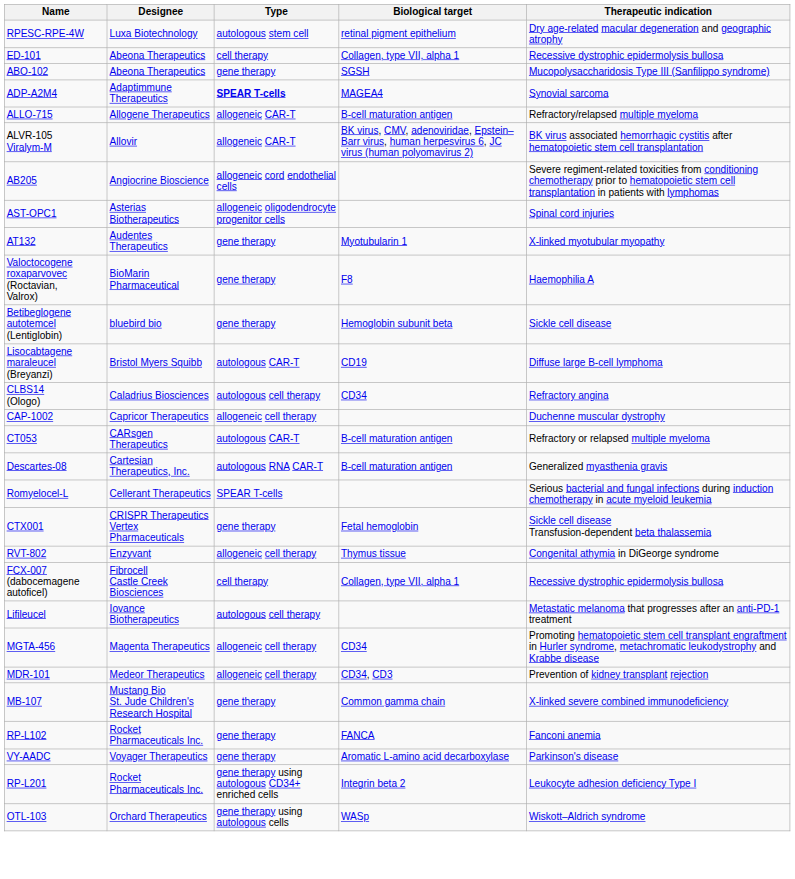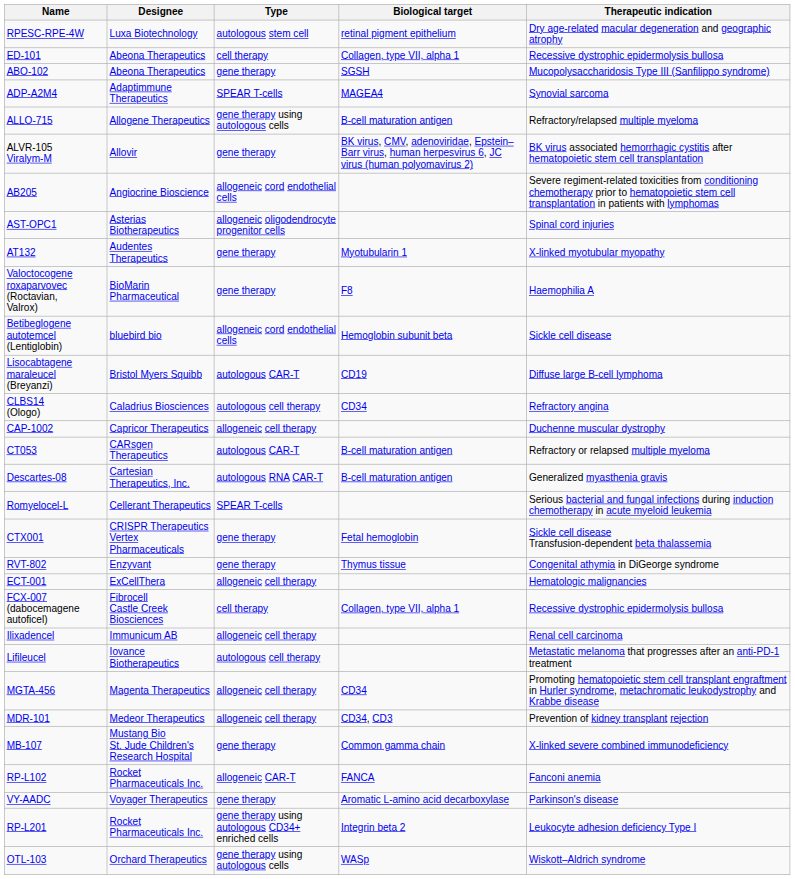(251, 93) bold -> (250, 93) normal
(256, 115) allogeneic CAR-T -> (259, 120) gene therapy using autologous cells
(256, 142) allogeneic CAR-T -> (246, 153) gene therapy
(246, 324) gene therapy -> (276, 335) allogeneic cord endothelial cells
(266, 554) allogeneic cell therapy -> (246, 565) gene therapy
+ row: (27, 581)
+ row: (30, 636)
(246, 735) gene therapy -> (256, 778) allogeneic CAR-T
